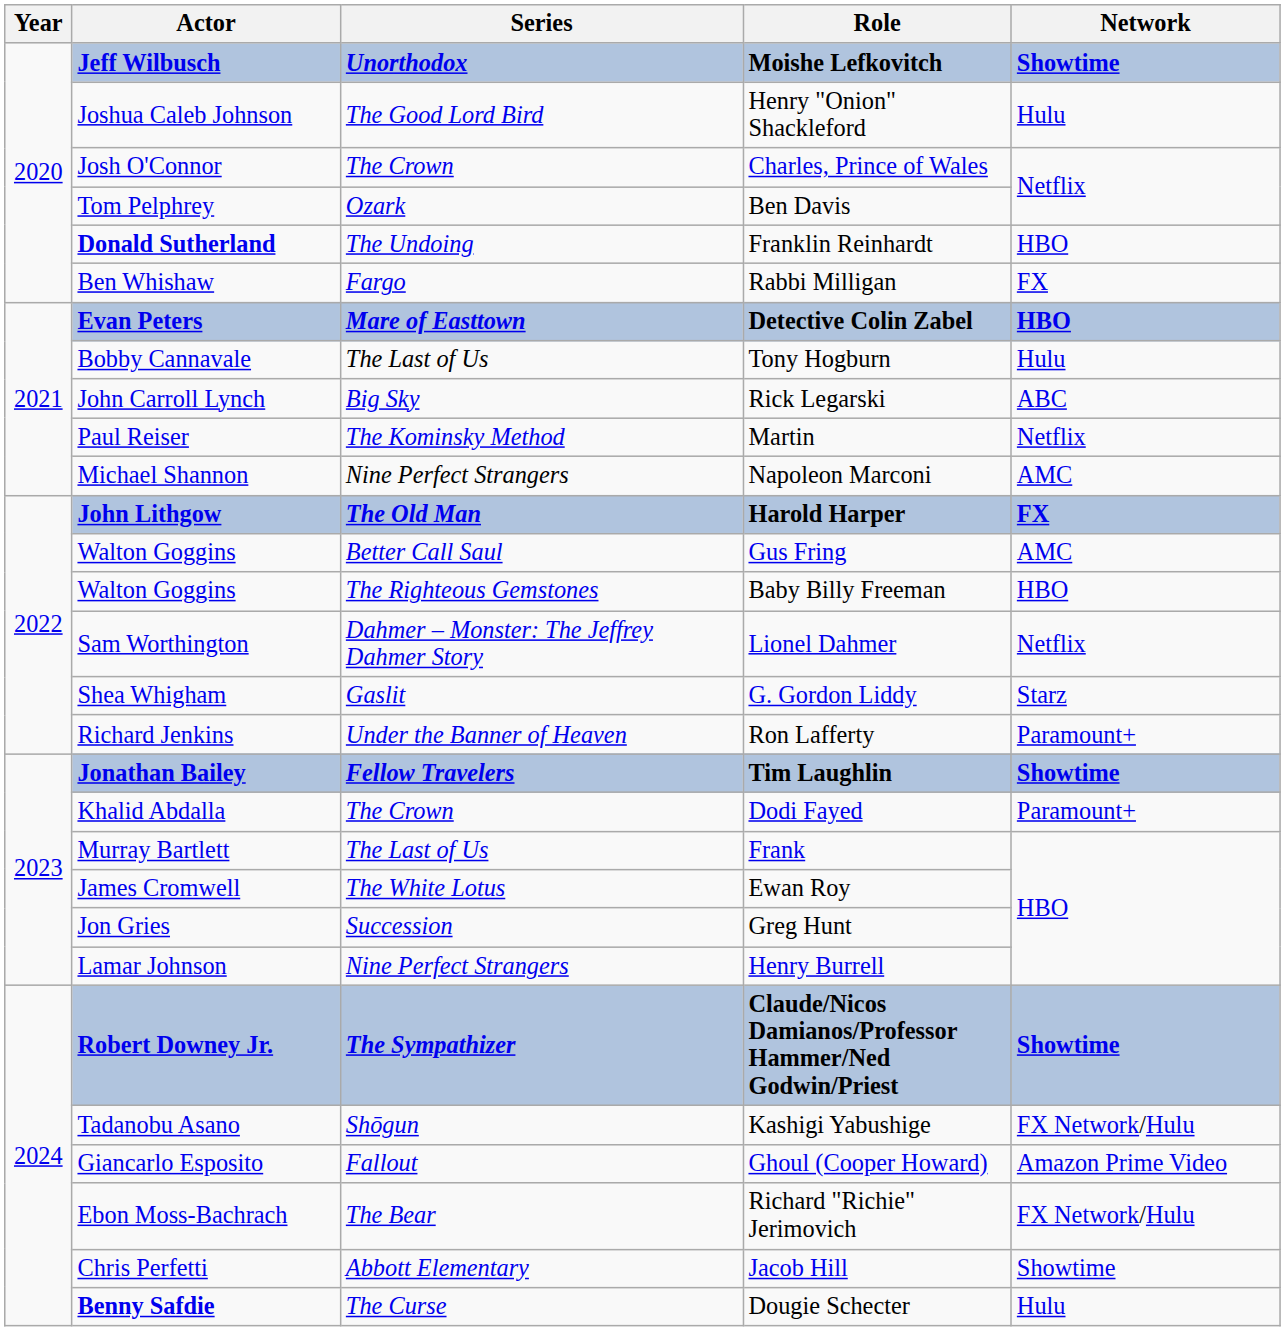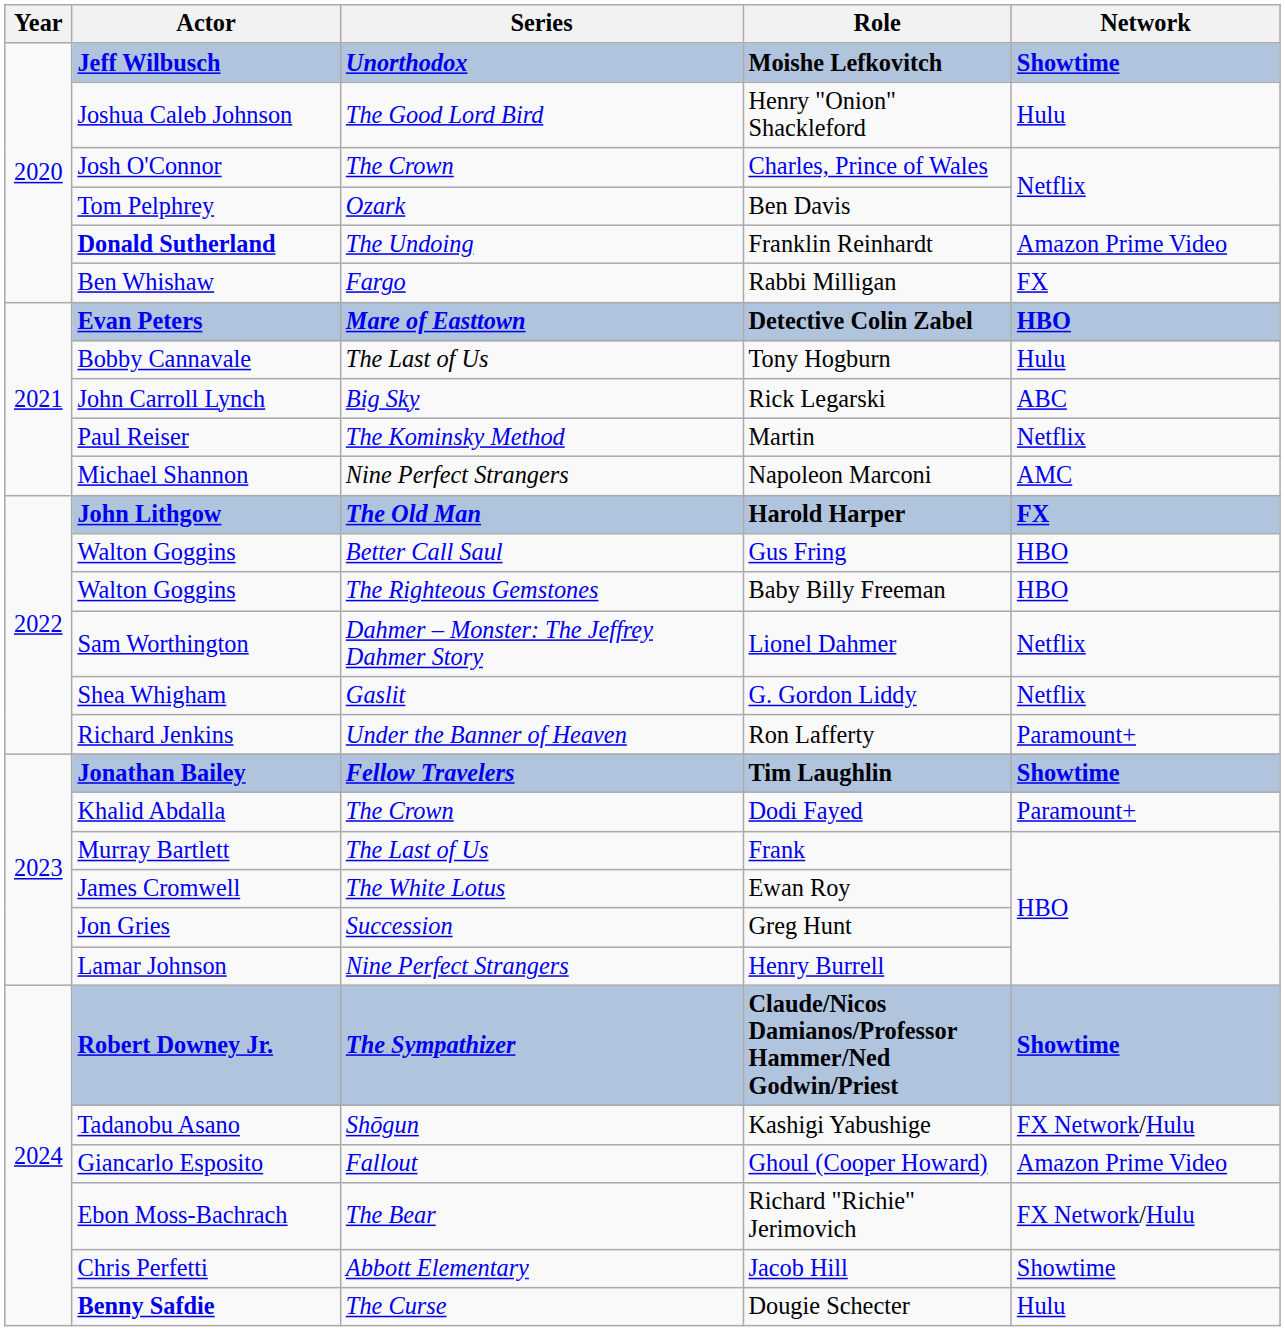(1043, 243) HBO -> (1122, 243) Amazon Prime Video
(1045, 552) AMC -> (1043, 552) HBO
(1042, 695) Starz -> (1051, 695) Netflix
